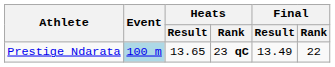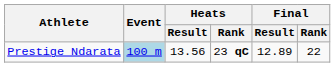(188, 52) 13.65 -> (188, 52) 13.56
(275, 52) 13.49 -> (275, 52) 12.89
